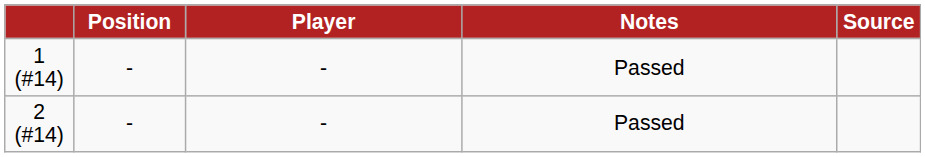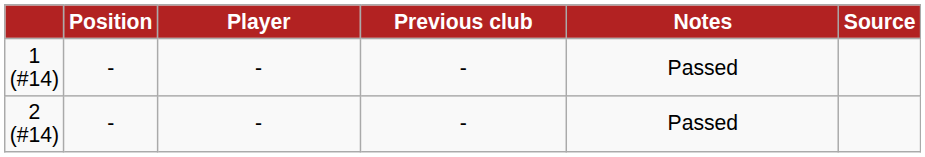+ column: (463, 22)
